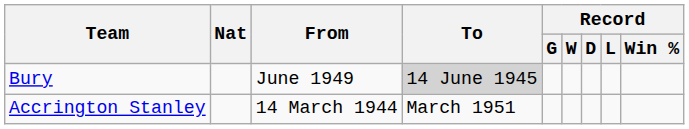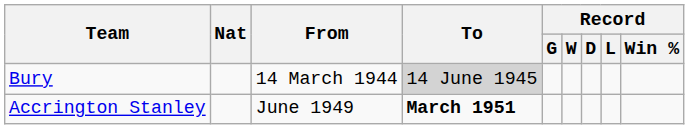(305, 79) June 1949 -> (327, 79) 14 March 1944
(327, 109) 14 March 1944 -> (305, 109) June 1949
(461, 109) normal -> (461, 109) bold
